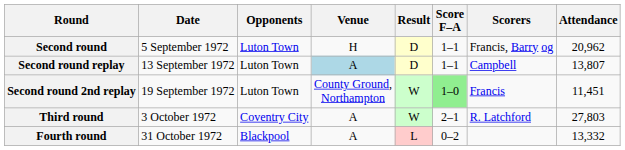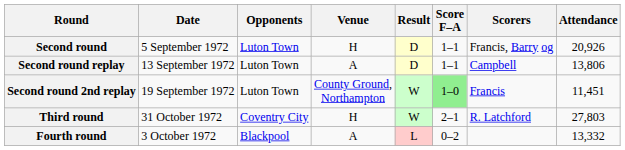(588, 46) 20,962 -> (588, 46) 20,926
(353, 65) lightblue background -> (353, 65) no background
(588, 65) 13,807 -> (588, 65) 13,806
(179, 117) 3 October 1972 -> (182, 117) 31 October 1972
(353, 117) A -> (353, 117) H
(182, 136) 31 October 1972 -> (179, 136) 3 October 1972
